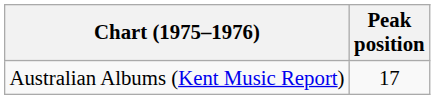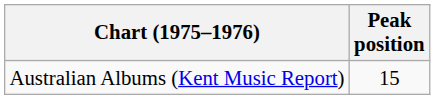(389, 77) 17 -> (389, 77) 15
